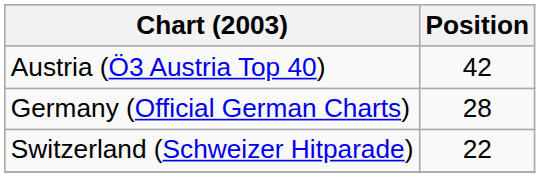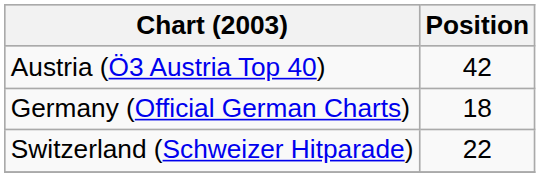(477, 108) 28 -> (477, 108) 18
